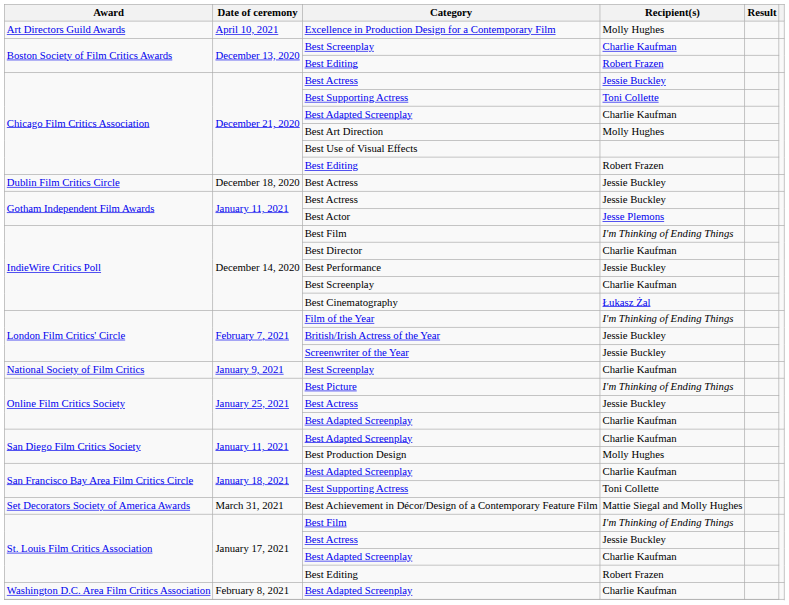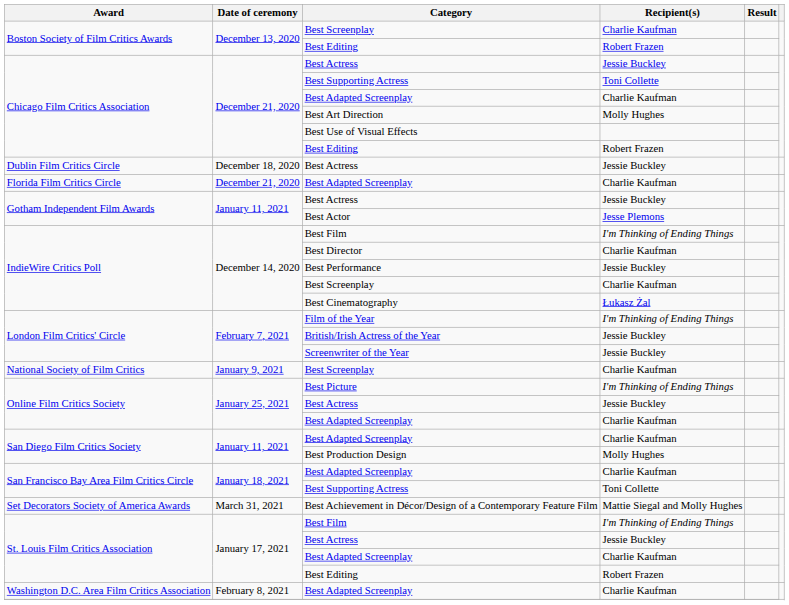- row: (66, 30)
+ row: (64, 183)
